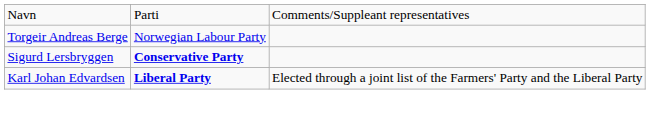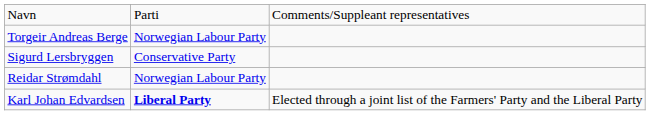(189, 57) bold -> (185, 57) normal
+ row: (55, 78)
